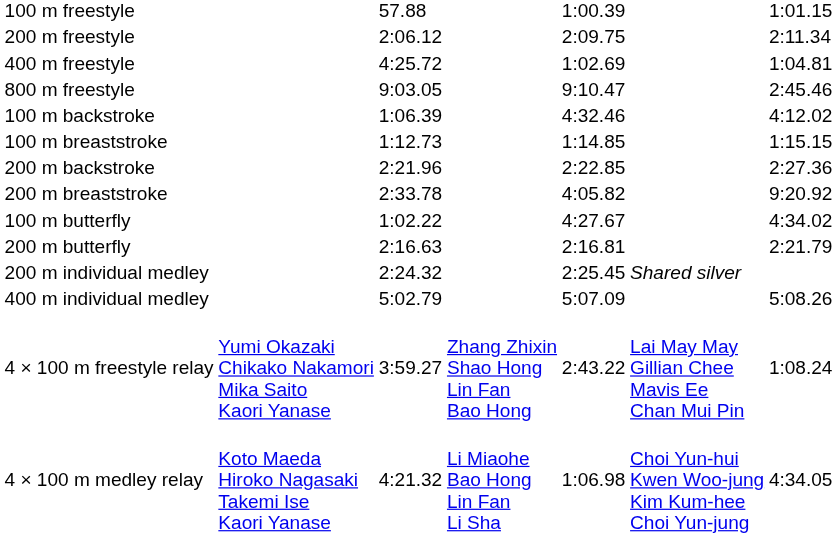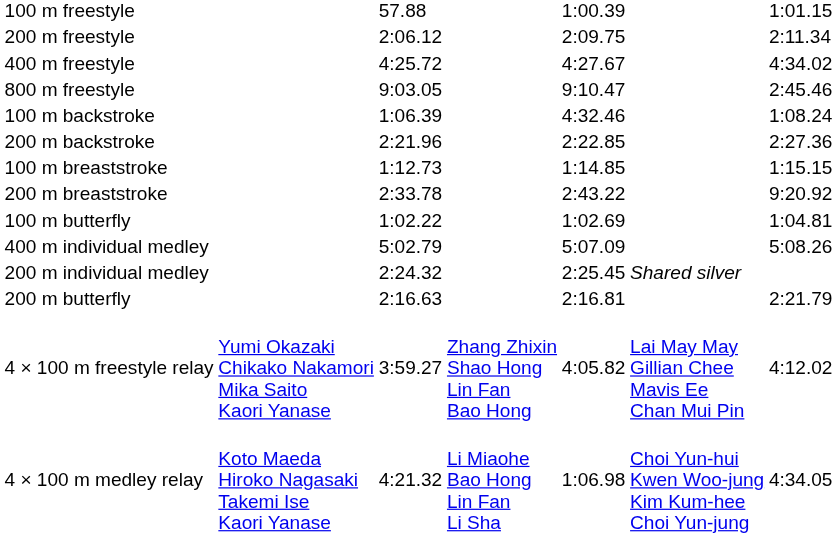(594, 63) 1:02.69 -> (594, 63) 4:27.67
(801, 63) 1:04.81 -> (801, 63) 4:34.02
(801, 115) 4:12.02 -> (801, 115) 1:08.24
rows swapped: (80, 168) <-> (86, 142)
(594, 194) 4:05.82 -> (594, 194) 2:43.22
(594, 220) 4:27.67 -> (594, 220) 1:02.69
(801, 220) 4:34.02 -> (801, 220) 1:04.81
rows swapped: (68, 246) <-> (107, 299)
(594, 368) 2:43.22 -> (594, 368) 4:05.82
(801, 368) 1:08.24 -> (801, 368) 4:12.02
